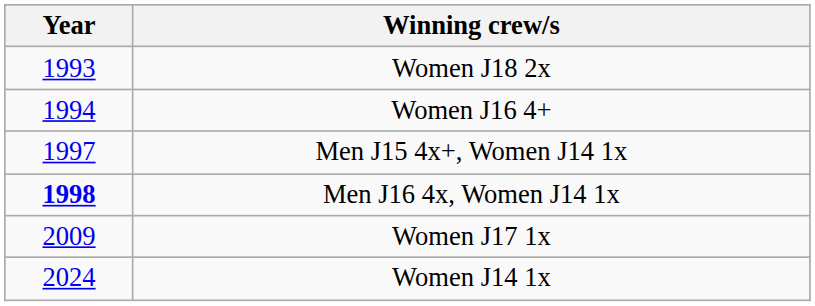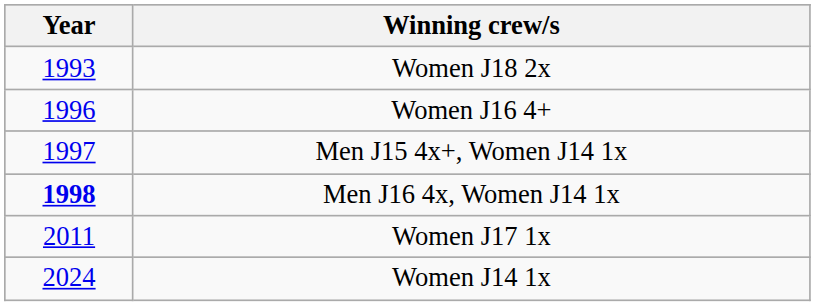(69, 109) 1994 -> (69, 109) 1996
(69, 236) 2009 -> (69, 236) 2011
